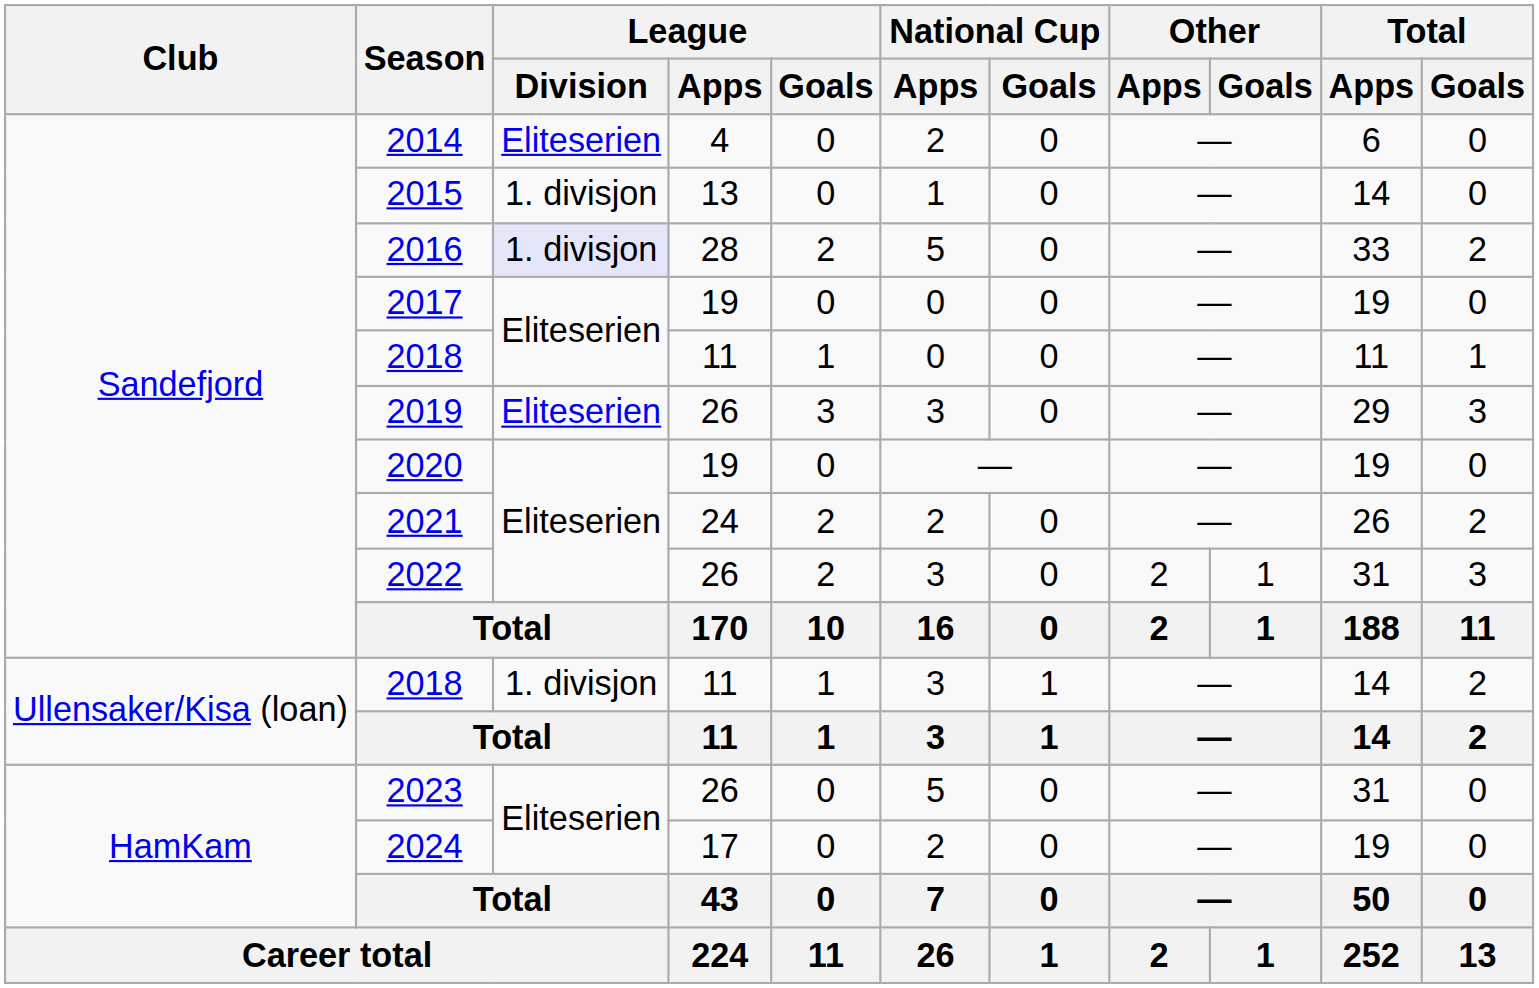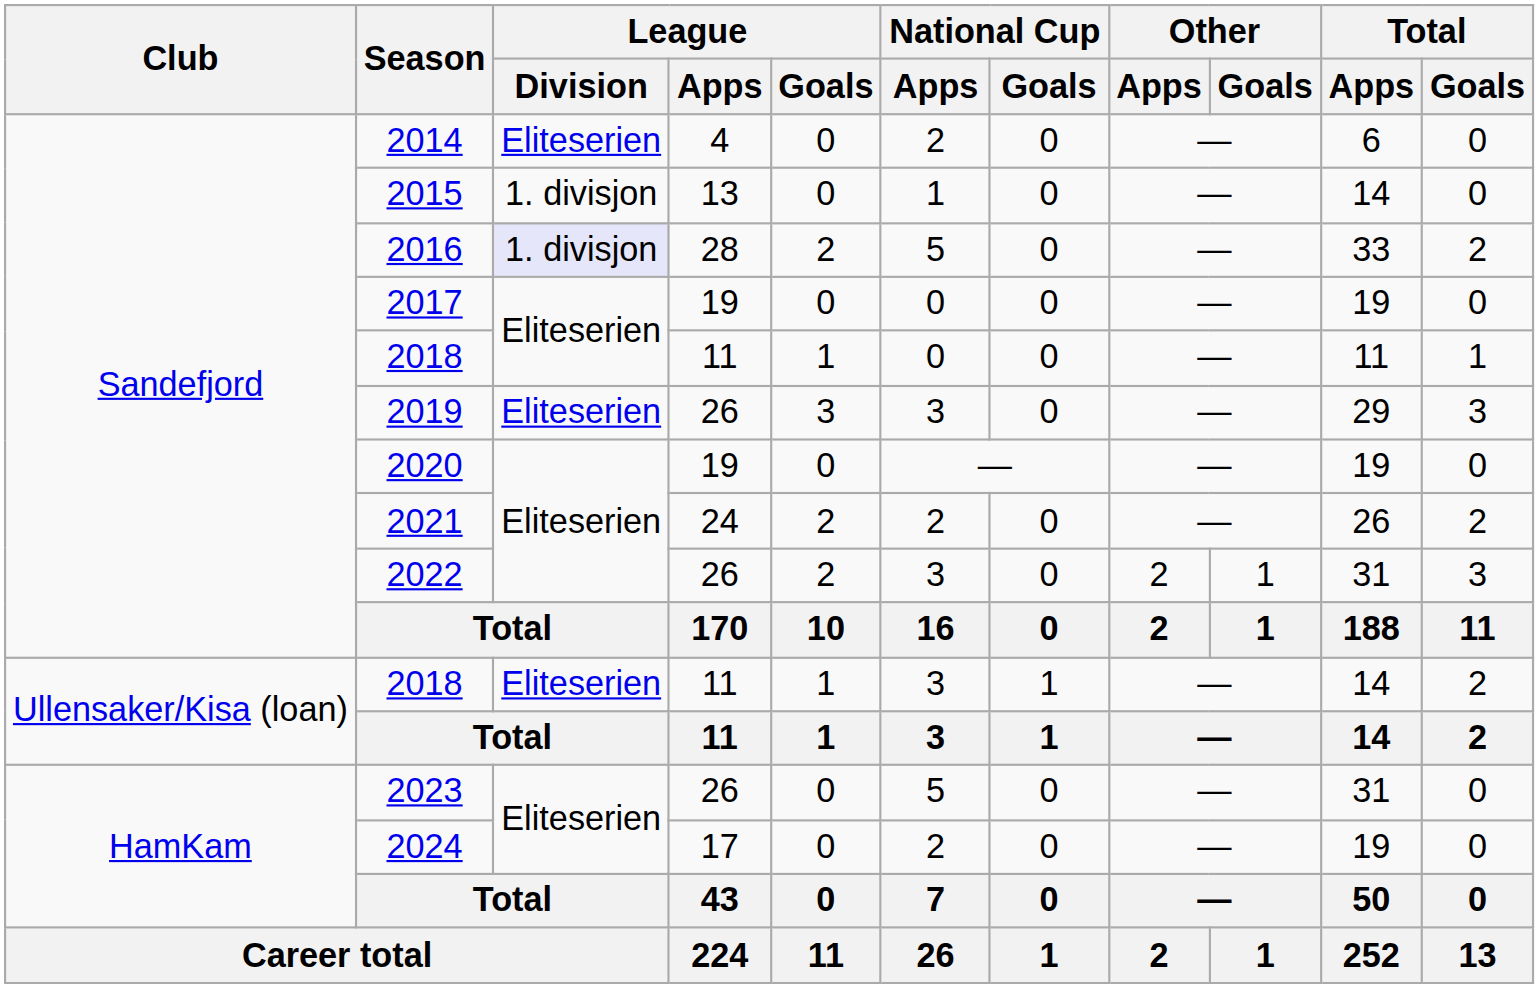(581, 683) 1. divisjon -> (581, 683) Eliteserien
